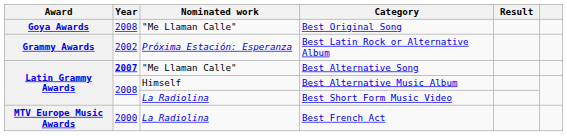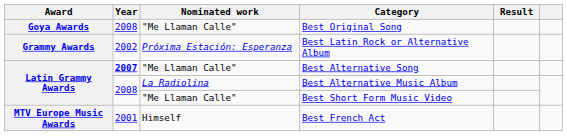(162, 83) Himself -> (175, 83) La Radiolina
(175, 98) La Radiolina -> (189, 98) "Me Llaman Calle"
(126, 118) 2000 -> (126, 118) 2001
(175, 118) La Radiolina -> (162, 118) Himself
